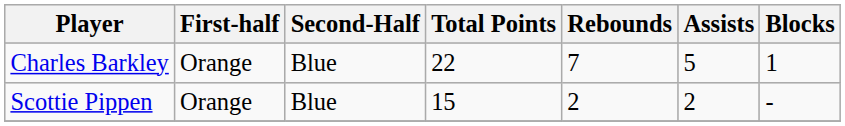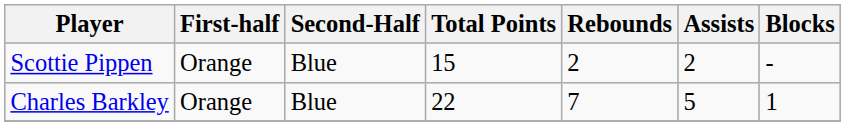rows swapped: (81, 101) <-> (90, 62)
